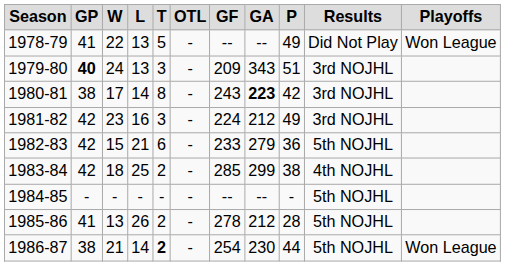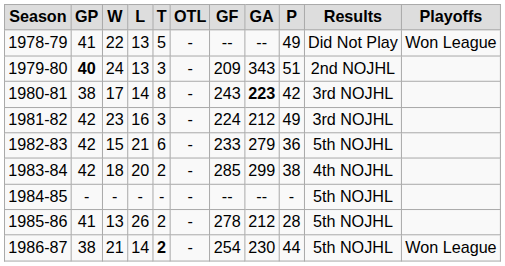(353, 68) 3rd NOJHL -> (353, 68) 2nd NOJHL
(140, 171) 25 -> (140, 171) 20
